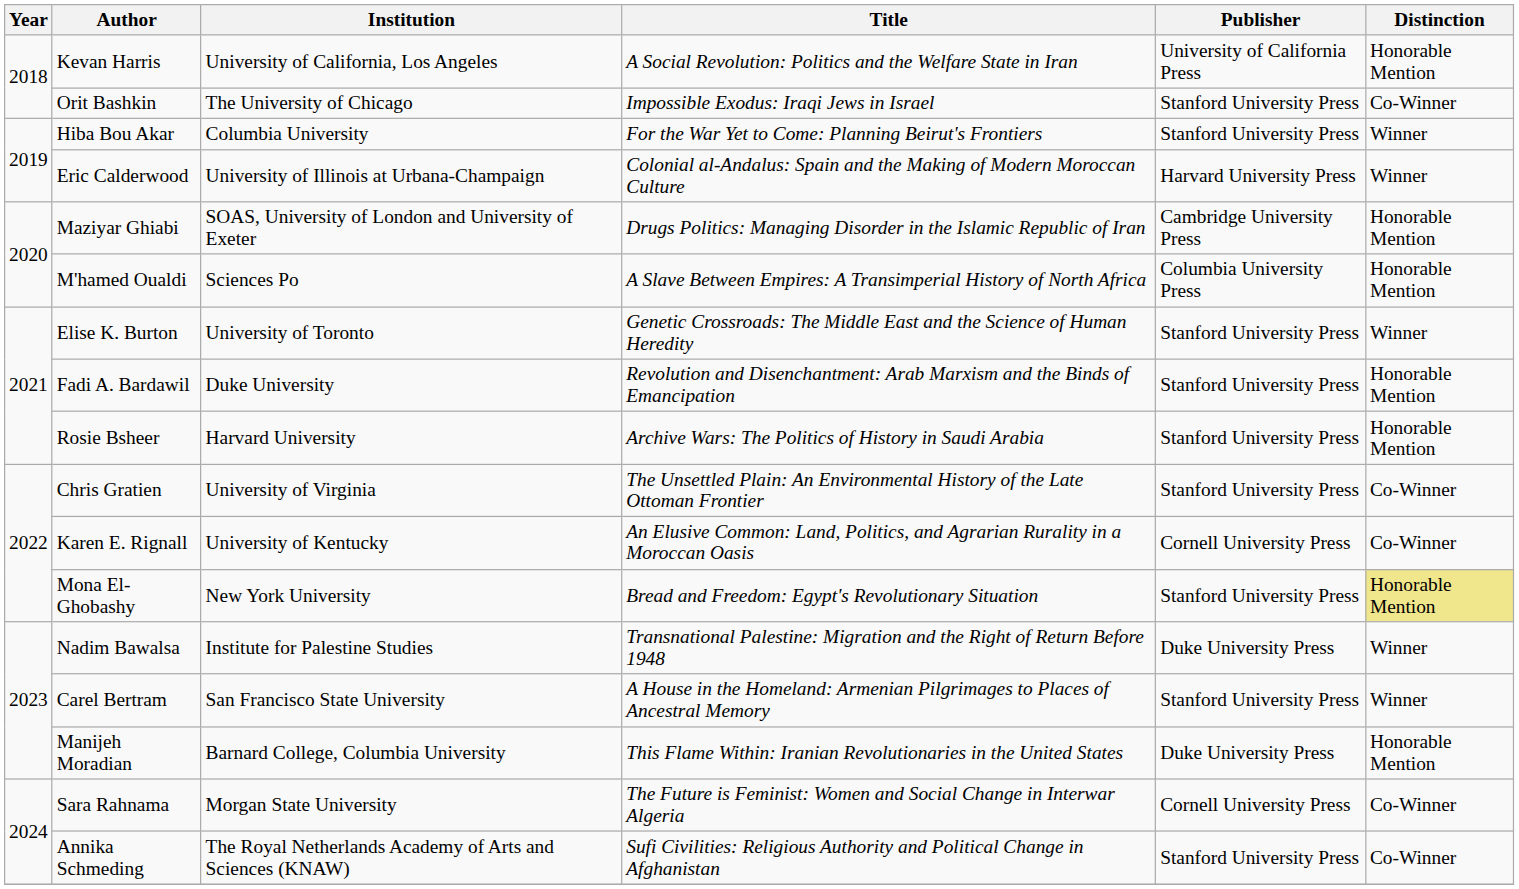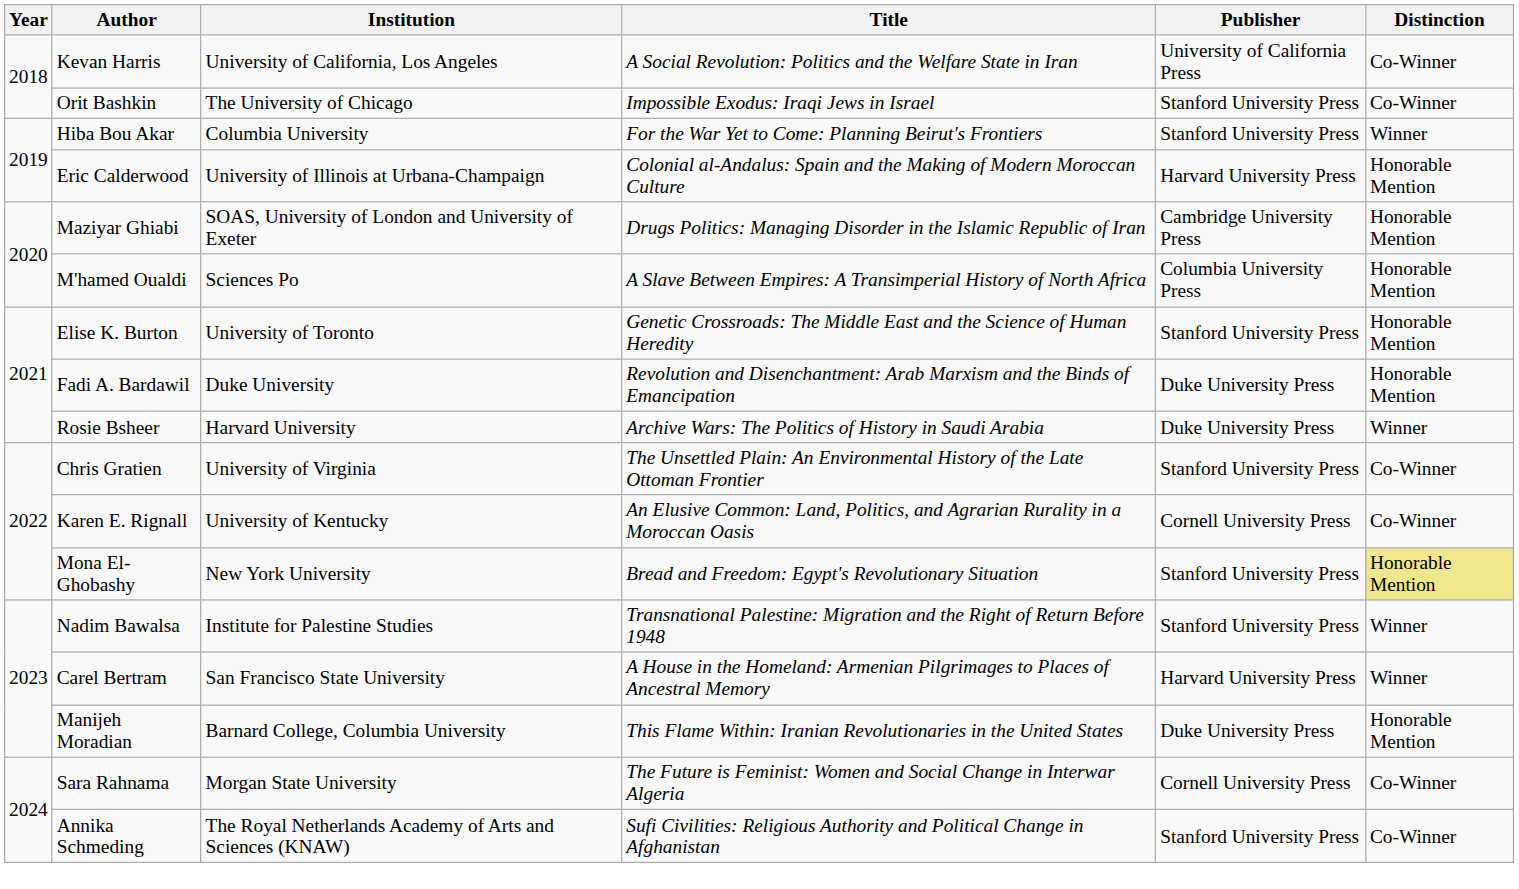(1411, 61) Honorable Mention -> (1413, 61) Co-Winner
(1399, 175) Winner -> (1411, 175) Honorable Mention
(1399, 332) Winner -> (1411, 332) Honorable Mention
(1260, 385) Stanford University Press -> (1247, 385) Duke University Press
(1260, 437) Stanford University Press -> (1247, 426) Duke University Press
(1411, 437) Honorable Mention -> (1399, 426) Winner
(1247, 647) Duke University Press -> (1260, 625) Stanford University Press
(1260, 700) Stanford University Press -> (1258, 678) Harvard University Press
